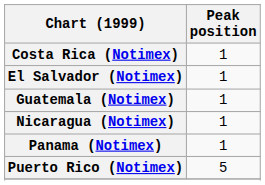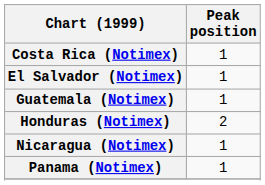+ row: (96, 123)
- row: (96, 168)
